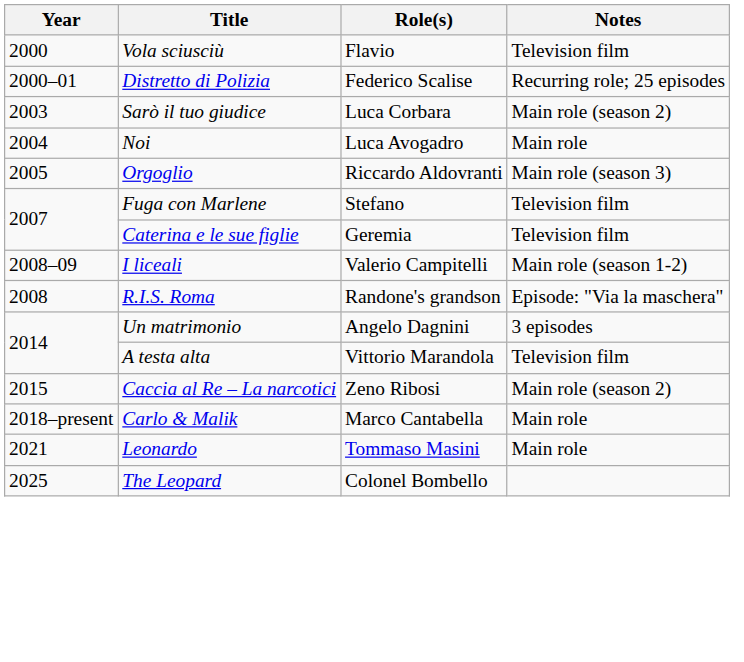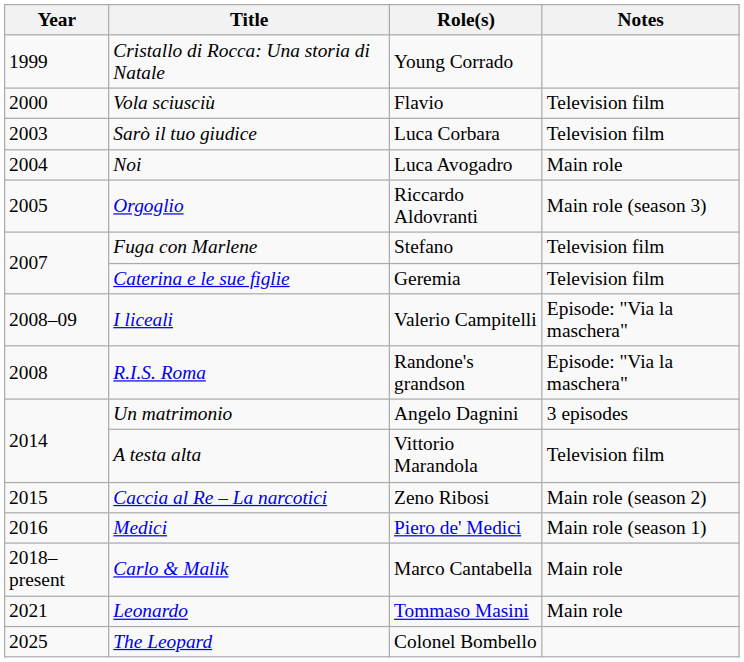+ row: (242, 61)
- row: (196, 81)
(591, 111) Main role (season 2) -> (606, 133) Television film
(599, 265) Main role (season 1-2) -> (610, 319) Episode: "Via la maschera"
+ row: (140, 527)
